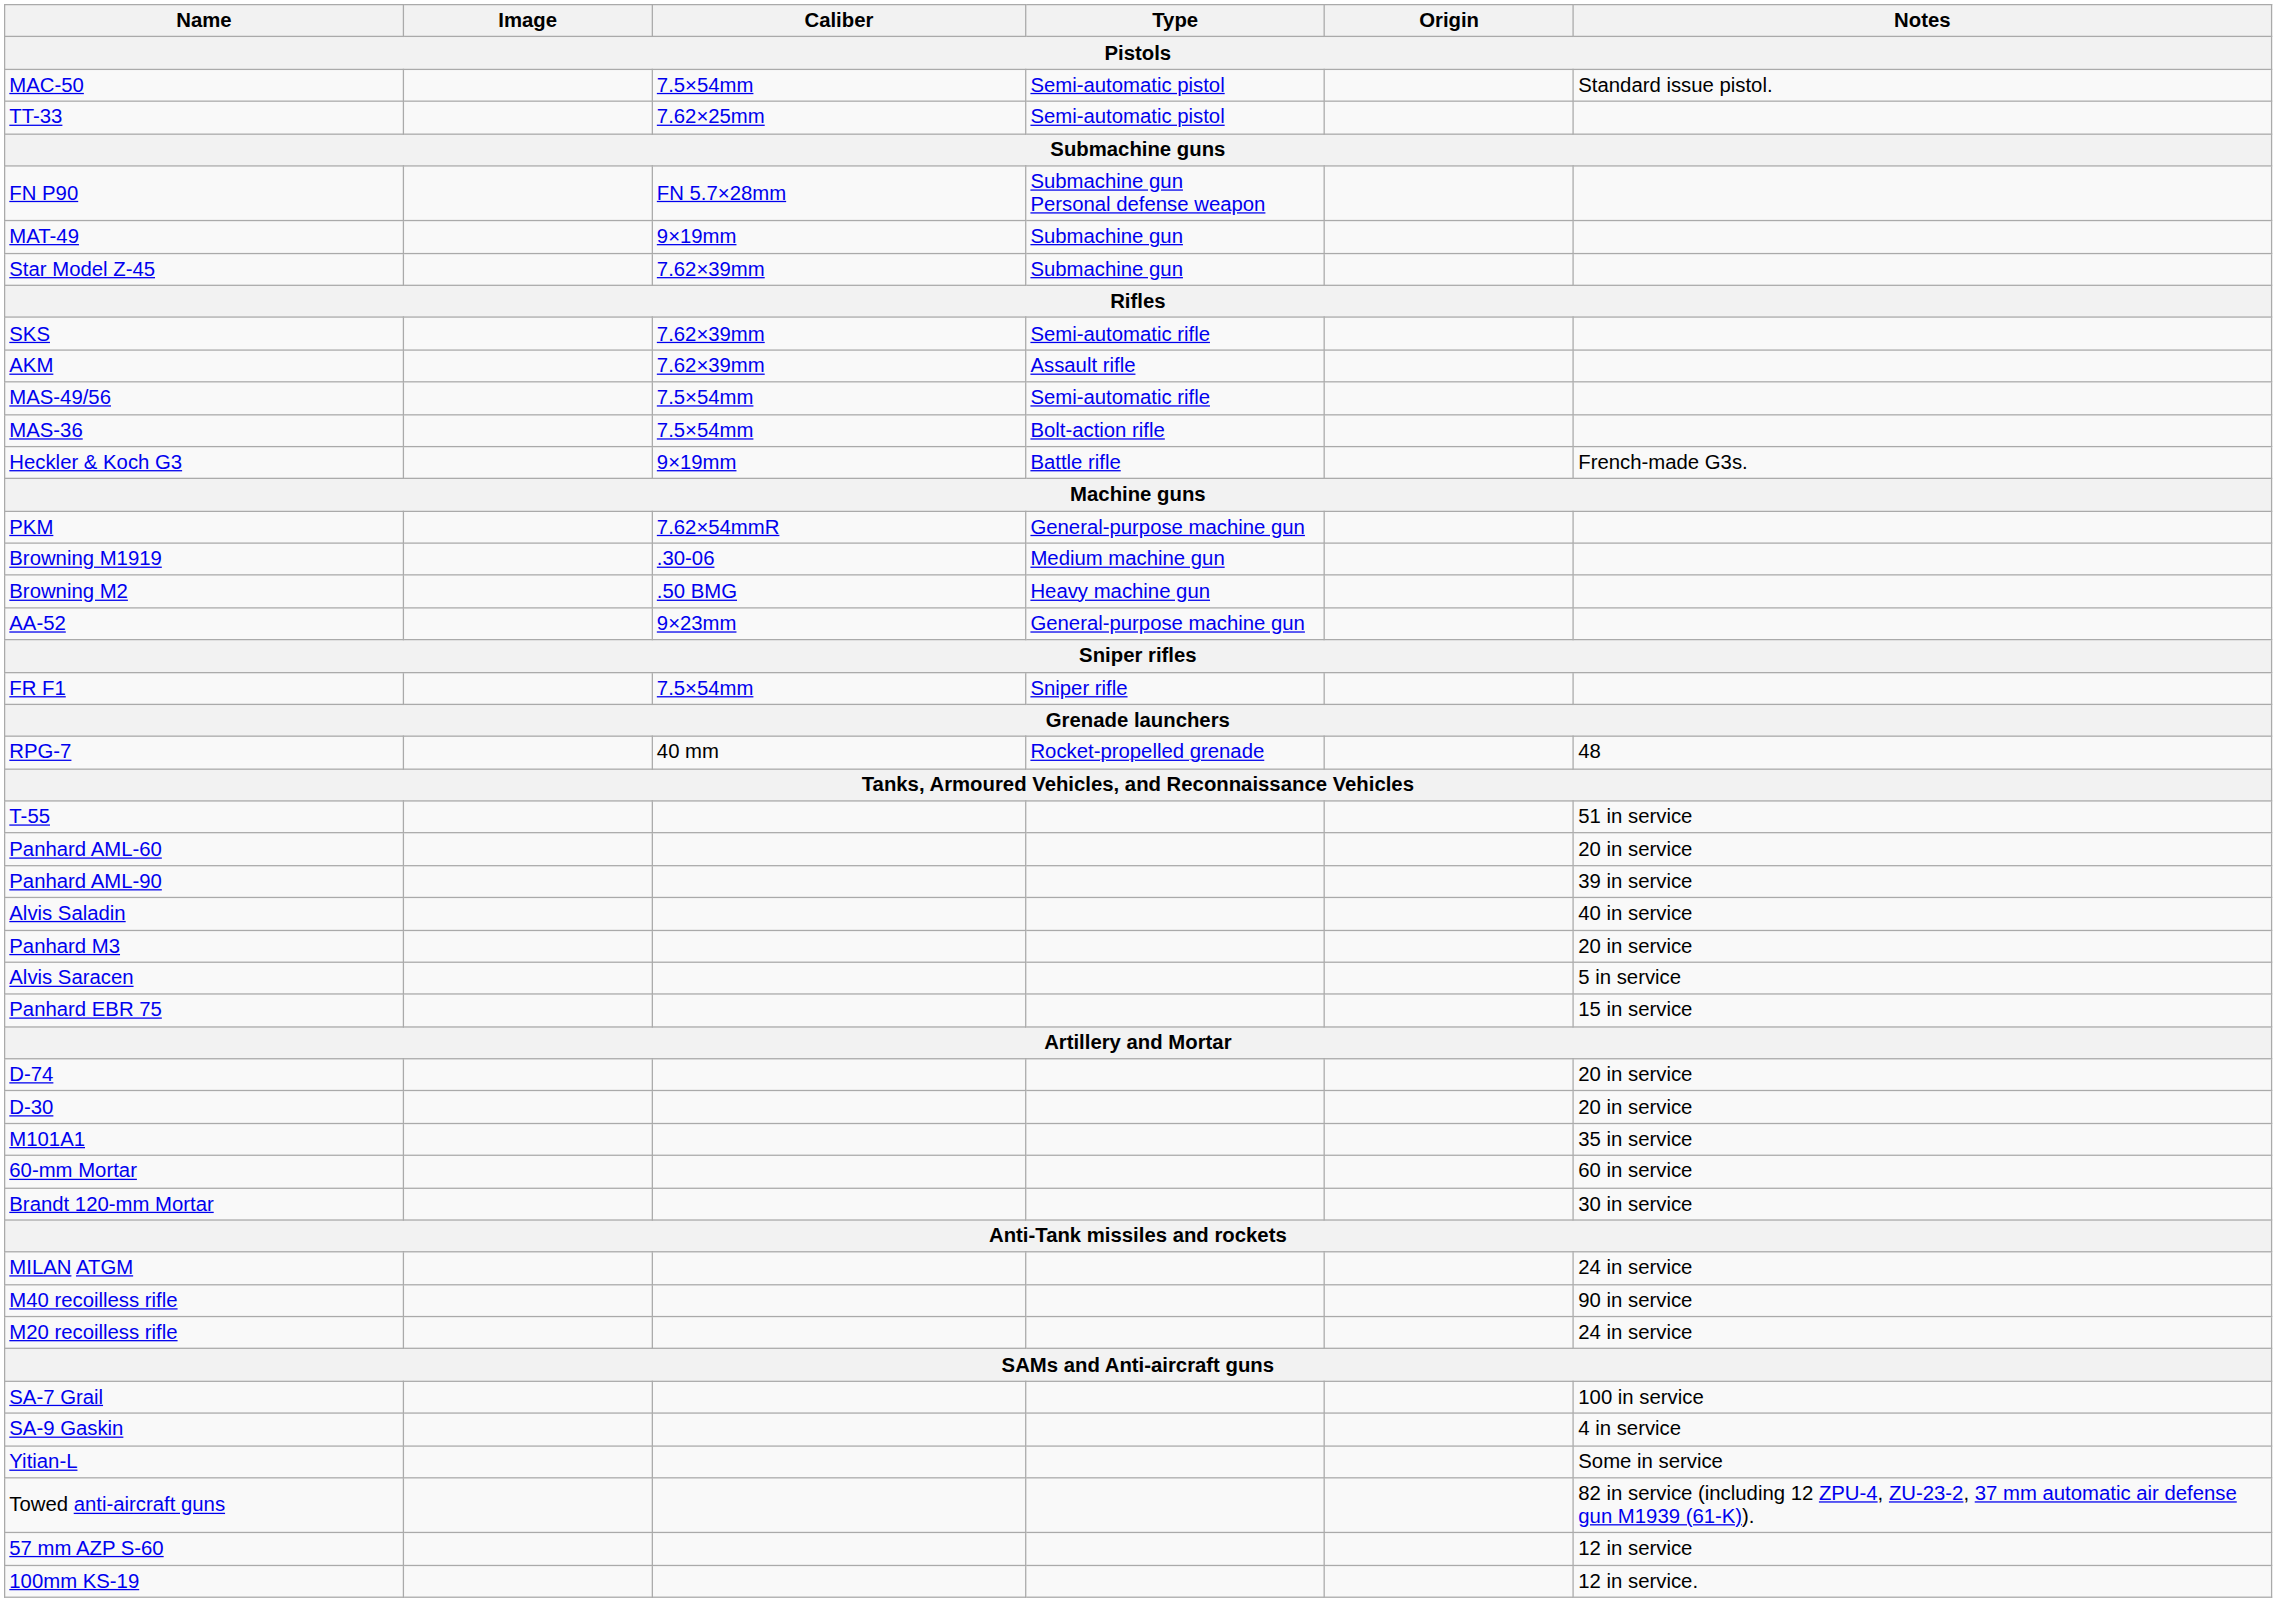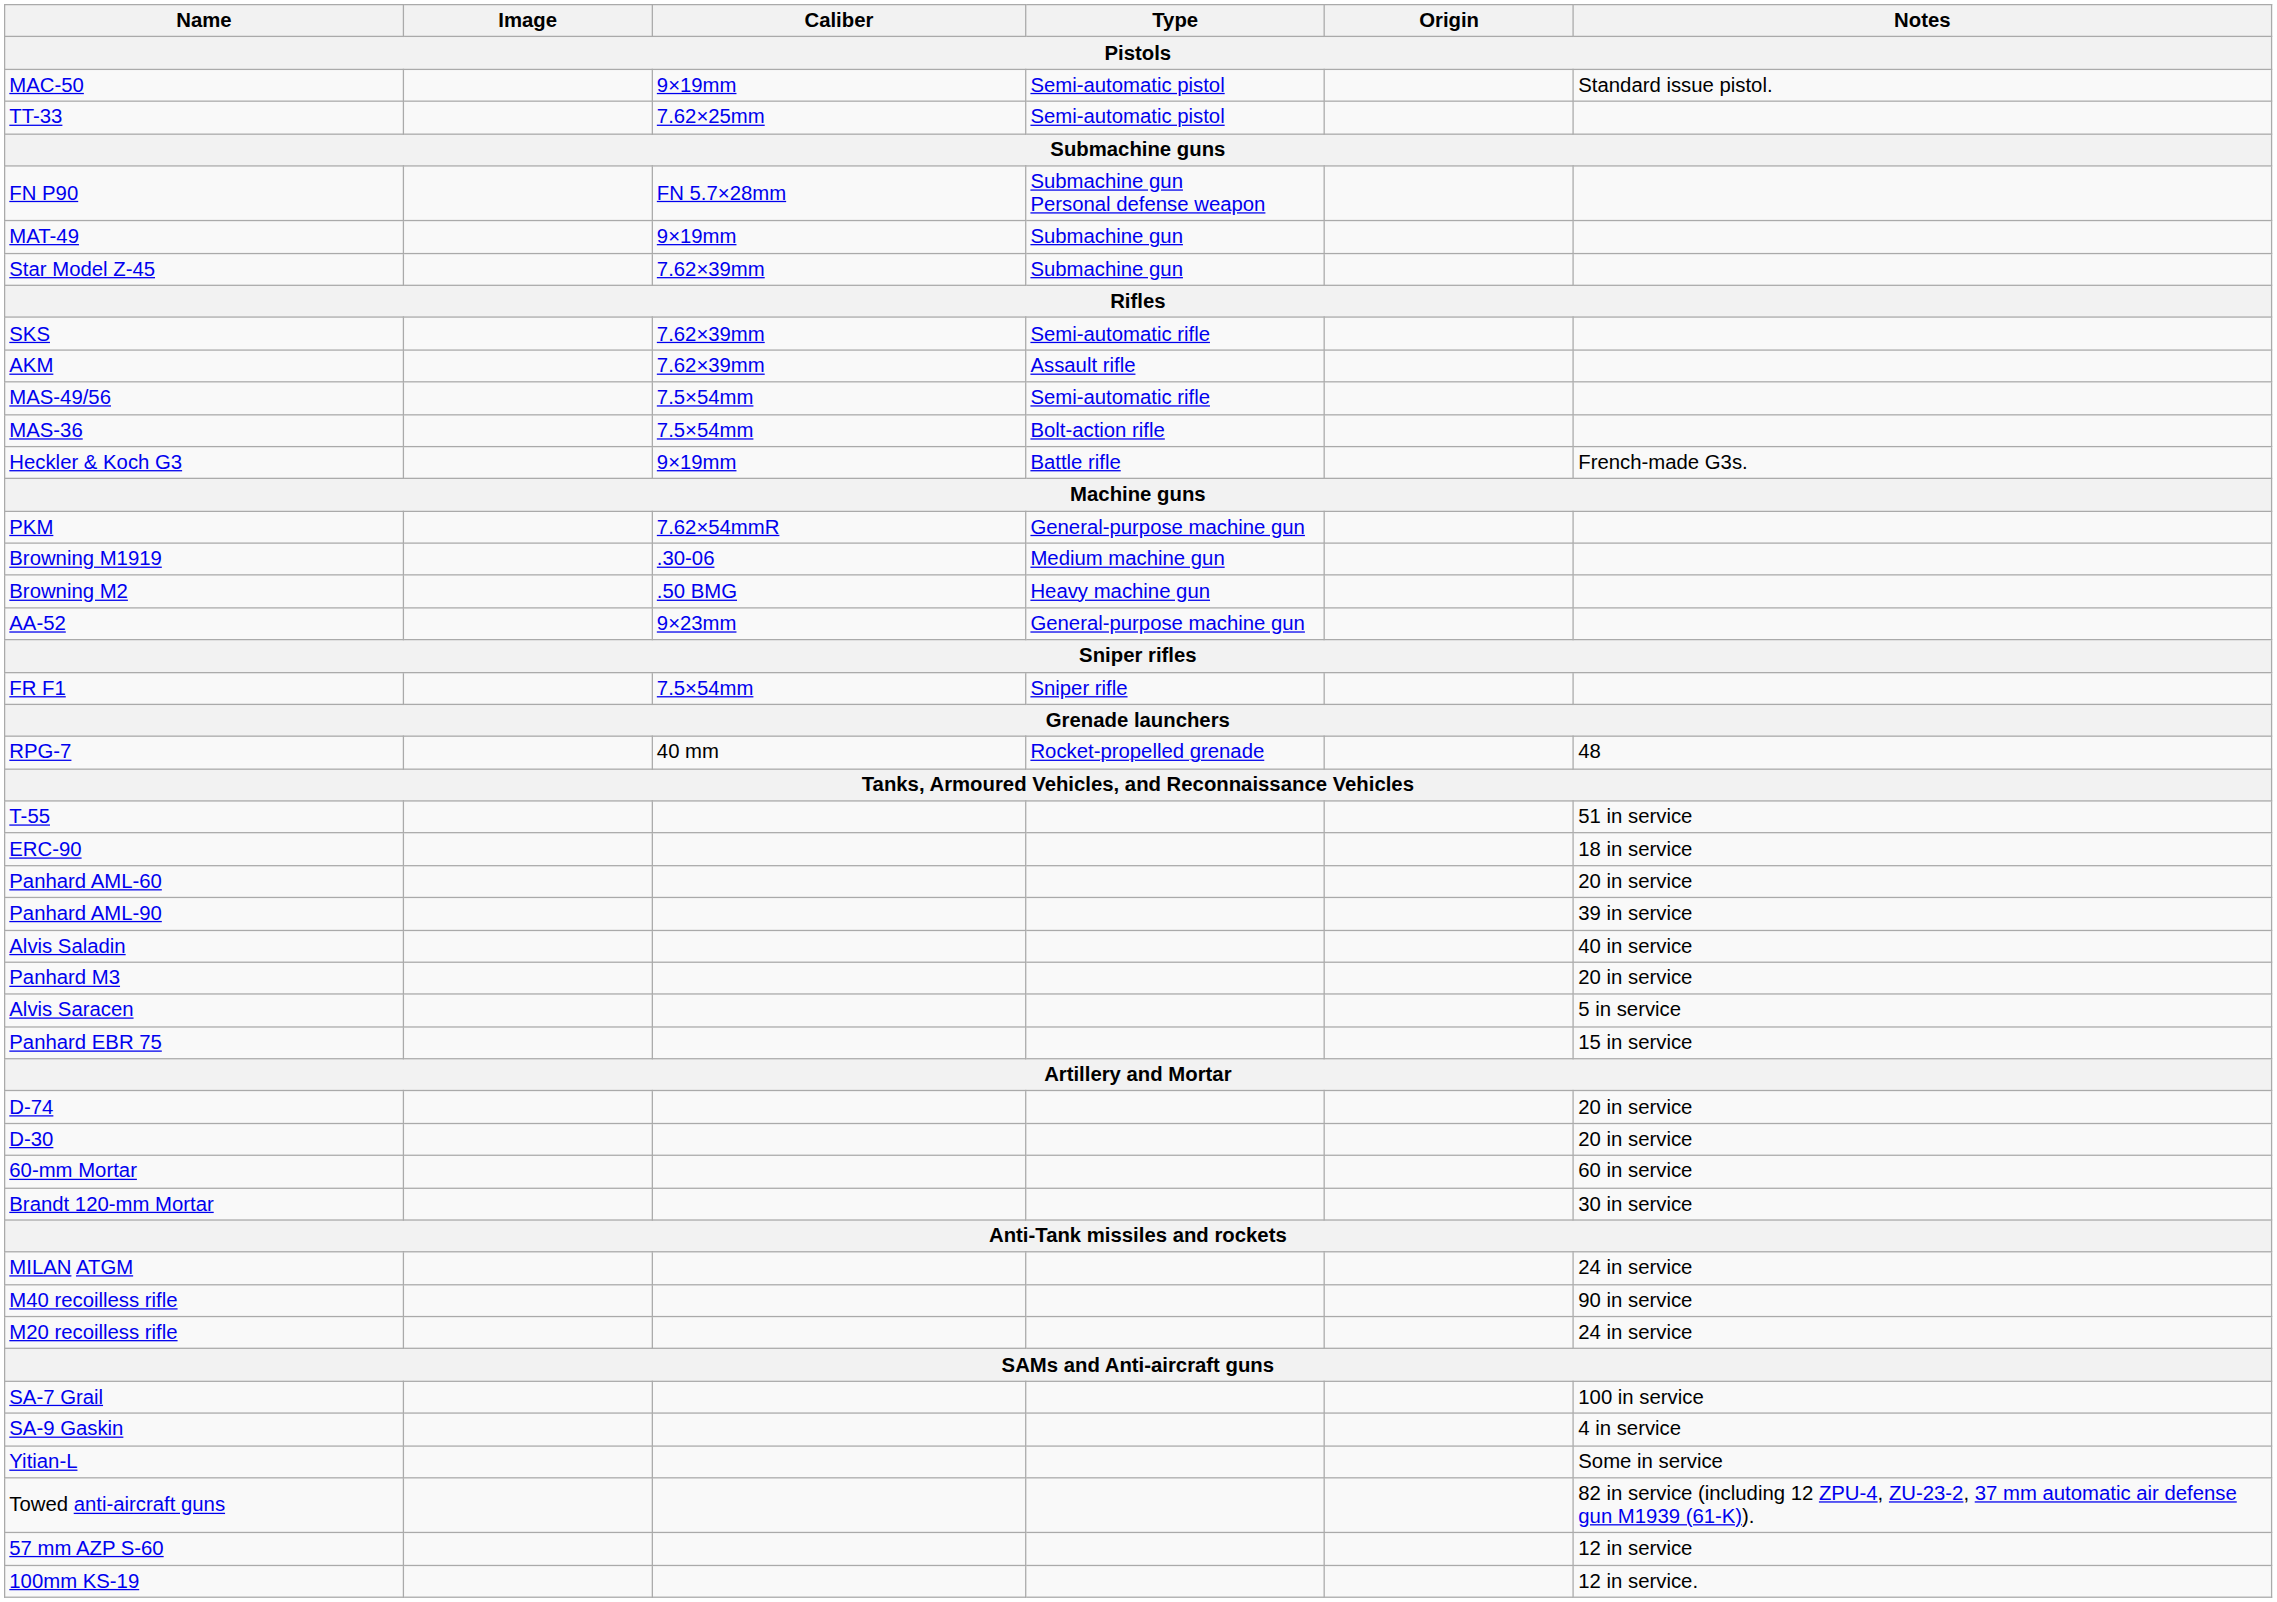(705, 85) 7.5×54mm -> (697, 85) 9×19mm
+ row: (45, 849)
- row: (47, 1139)
